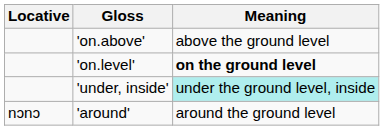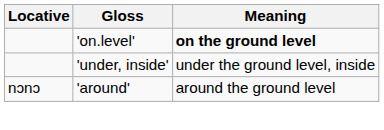- row: (111, 40)
(275, 88) paleturquoise background -> (275, 64) no background
